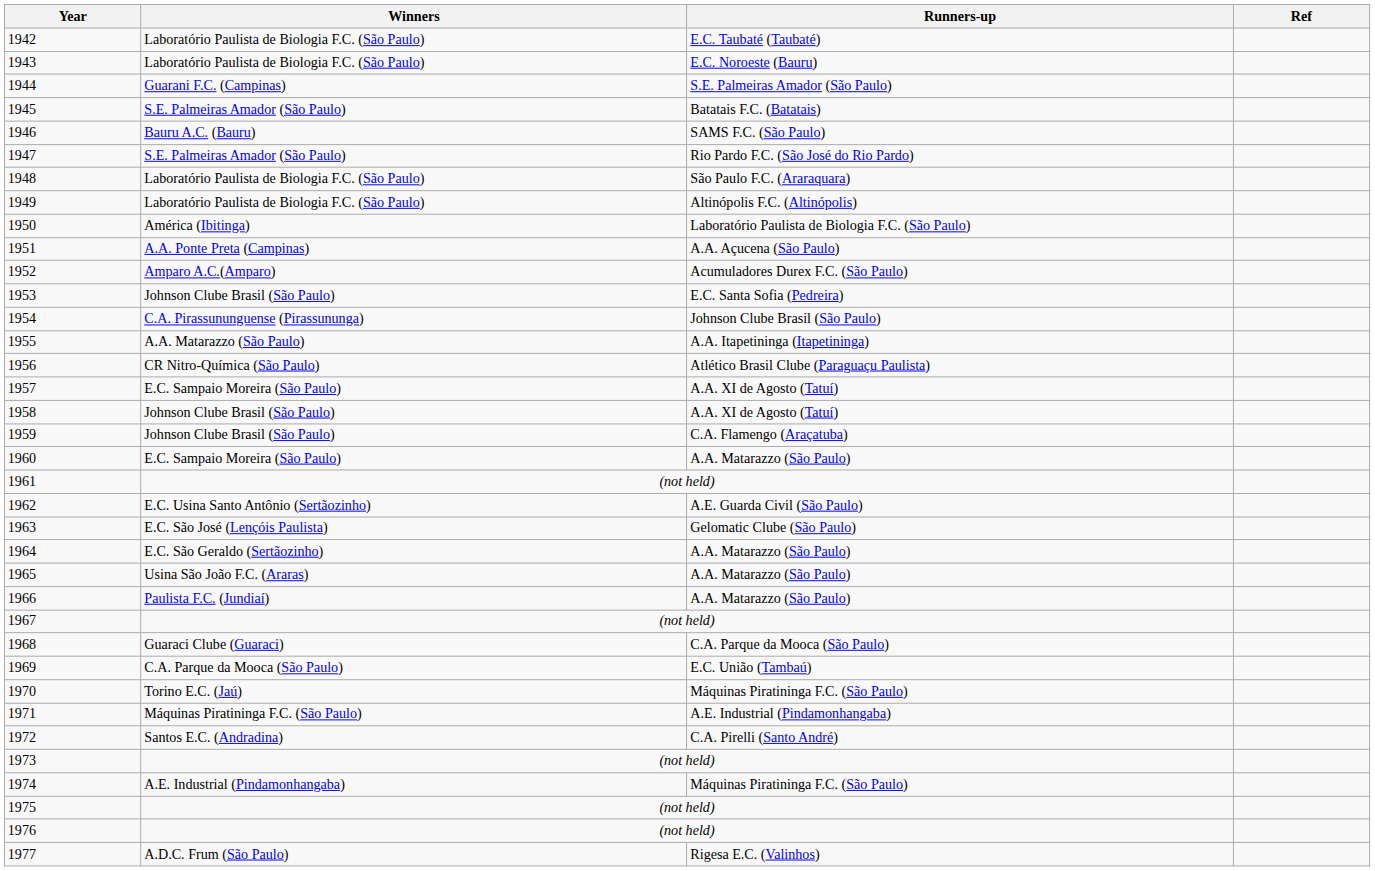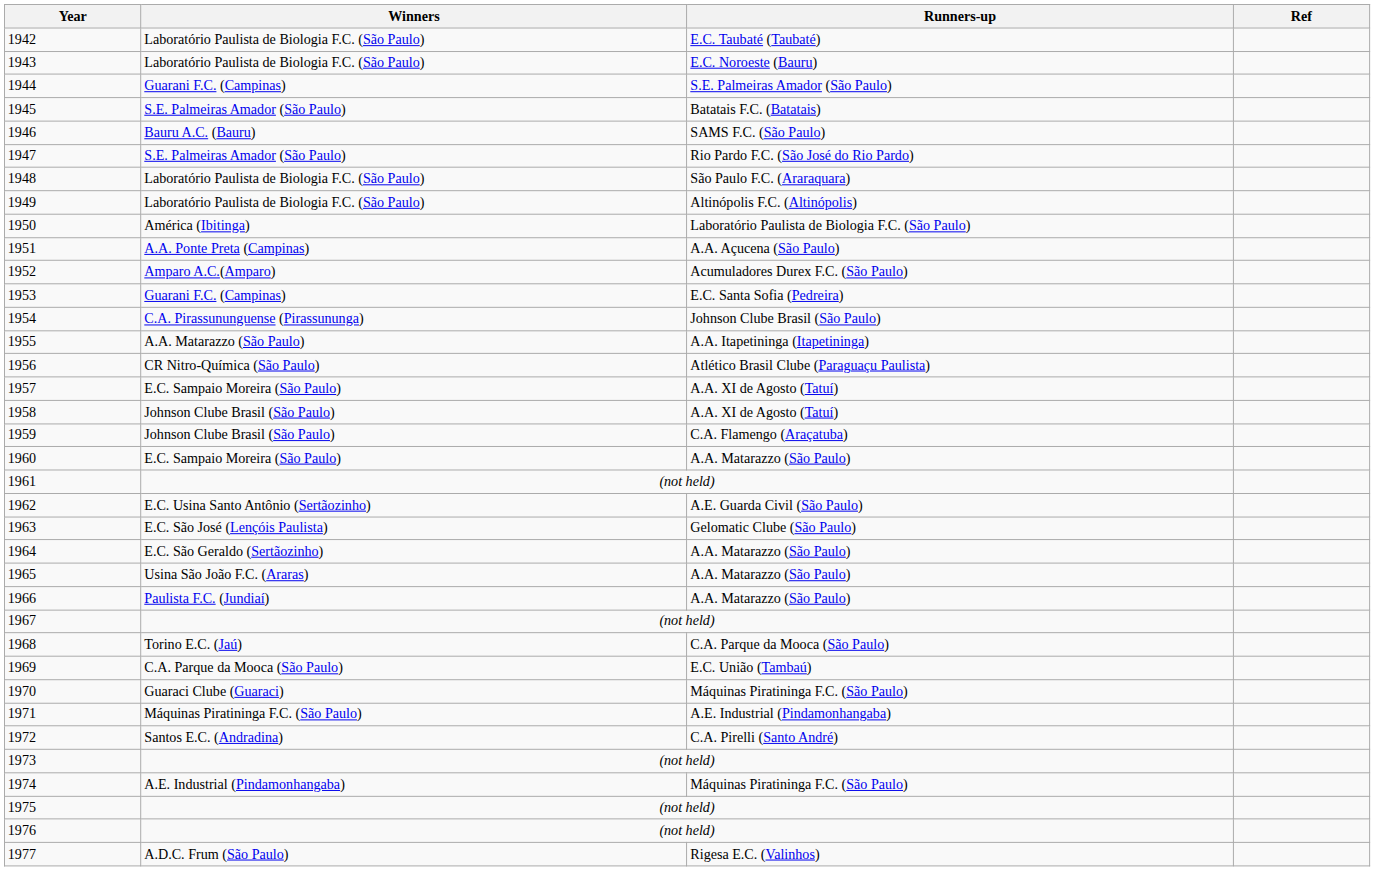(239, 295) Johnson Clube Brasil (São Paulo) -> (215, 295) Guarani F.C. (Campinas)
(214, 644) Guaraci Clube (Guaraci) -> (193, 644) Torino E.C. (Jaú)
(193, 691) Torino E.C. (Jaú) -> (214, 691) Guaraci Clube (Guaraci)
